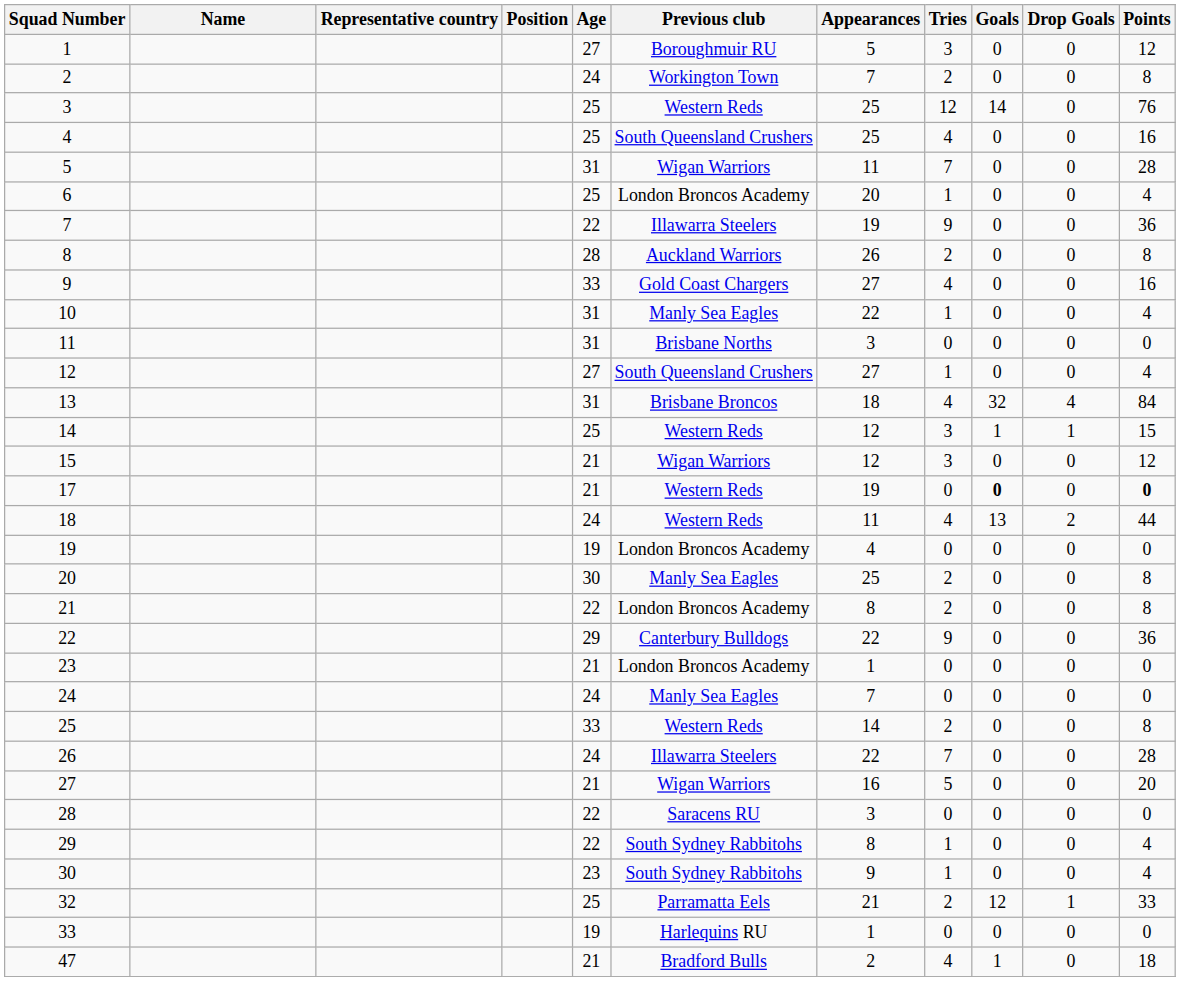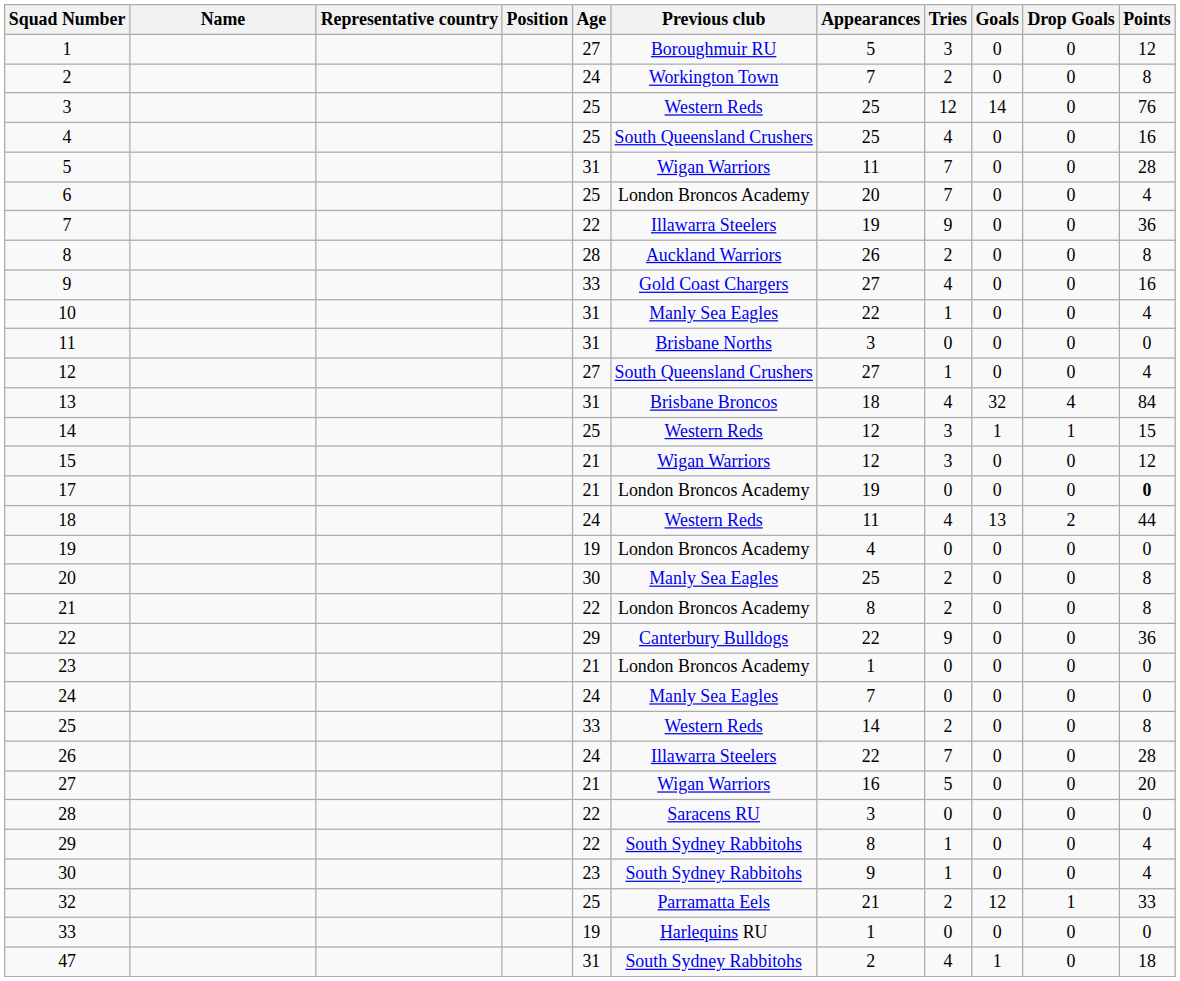(948, 196) 1 -> (948, 196) 7
(714, 490) Western Reds -> (714, 490) London Broncos Academy
(997, 490) bold -> (997, 490) normal
(591, 962) 21 -> (591, 962) 31
(714, 962) Bradford Bulls -> (714, 962) South Sydney Rabbitohs
